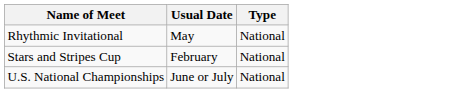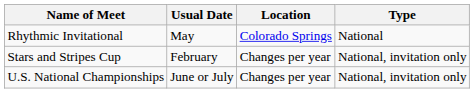+ column: (286, 14)
(262, 56) National -> (402, 56) National, invitation only
(262, 77) National -> (402, 77) National, invitation only
